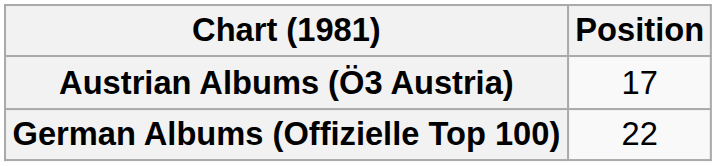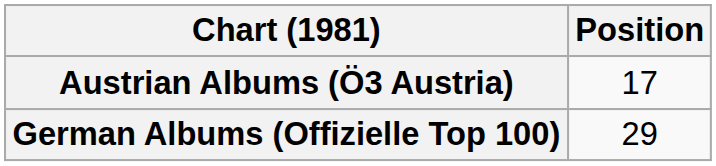(640, 133) 22 -> (640, 133) 29
